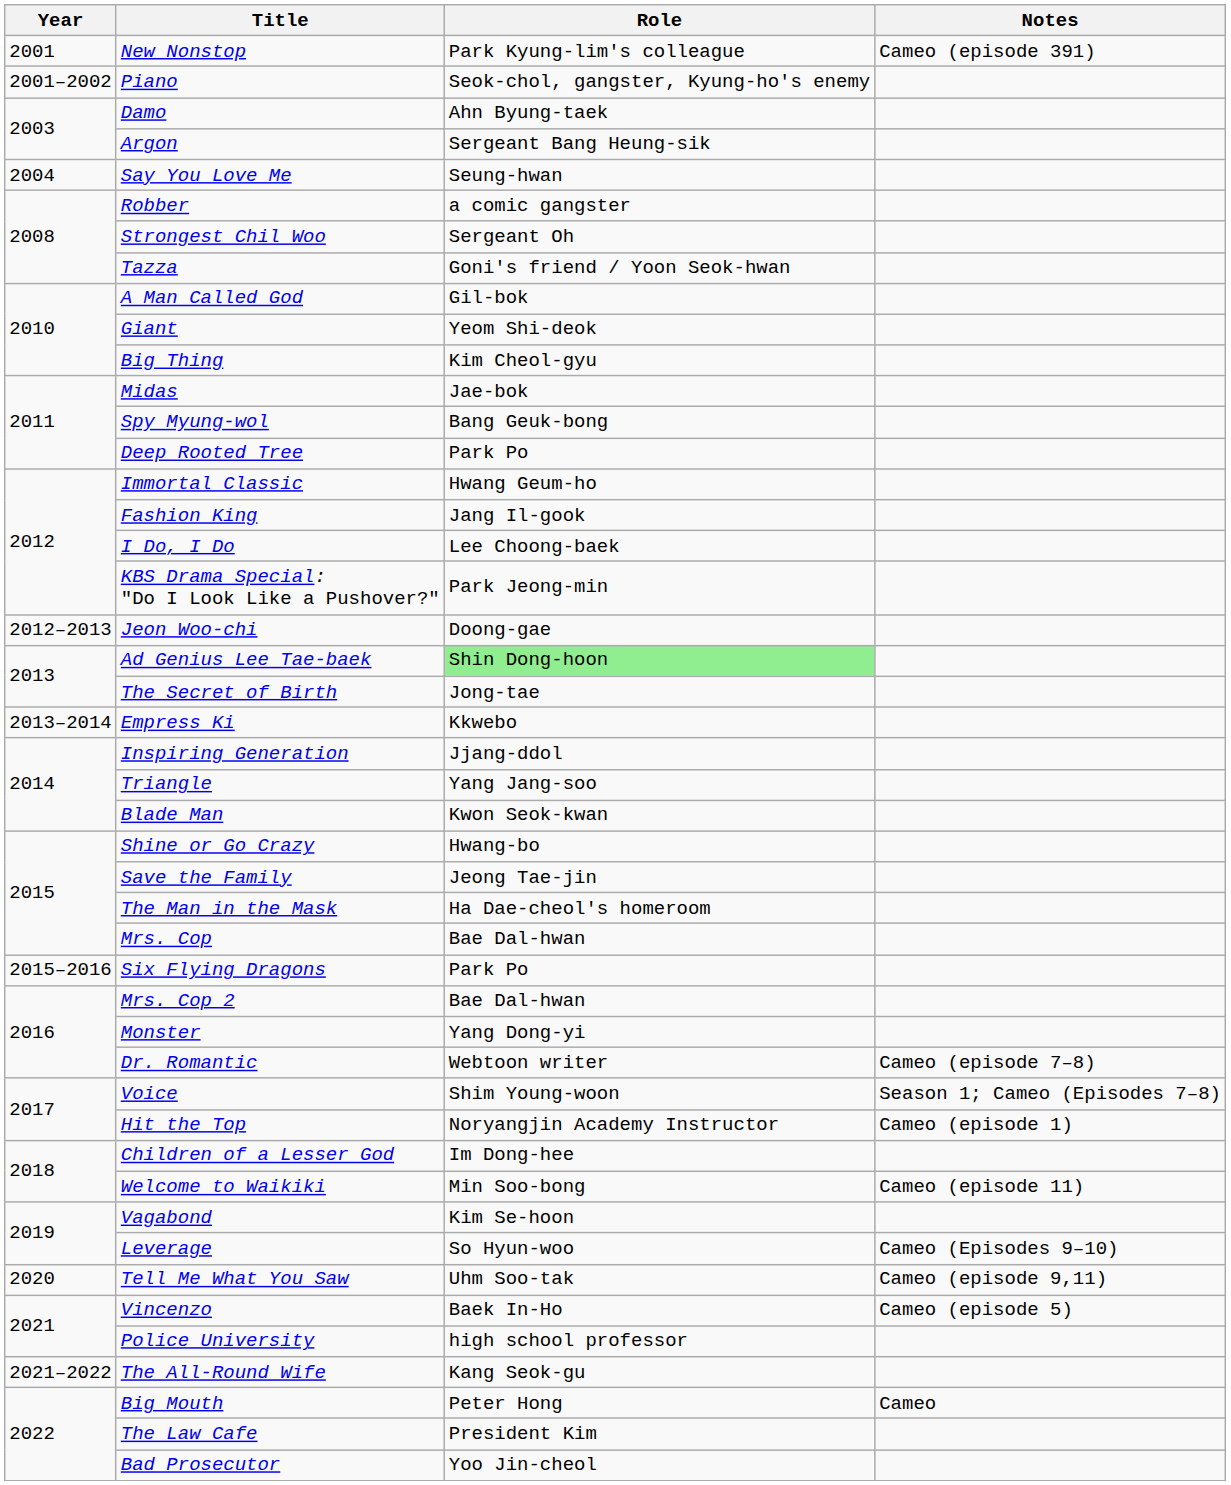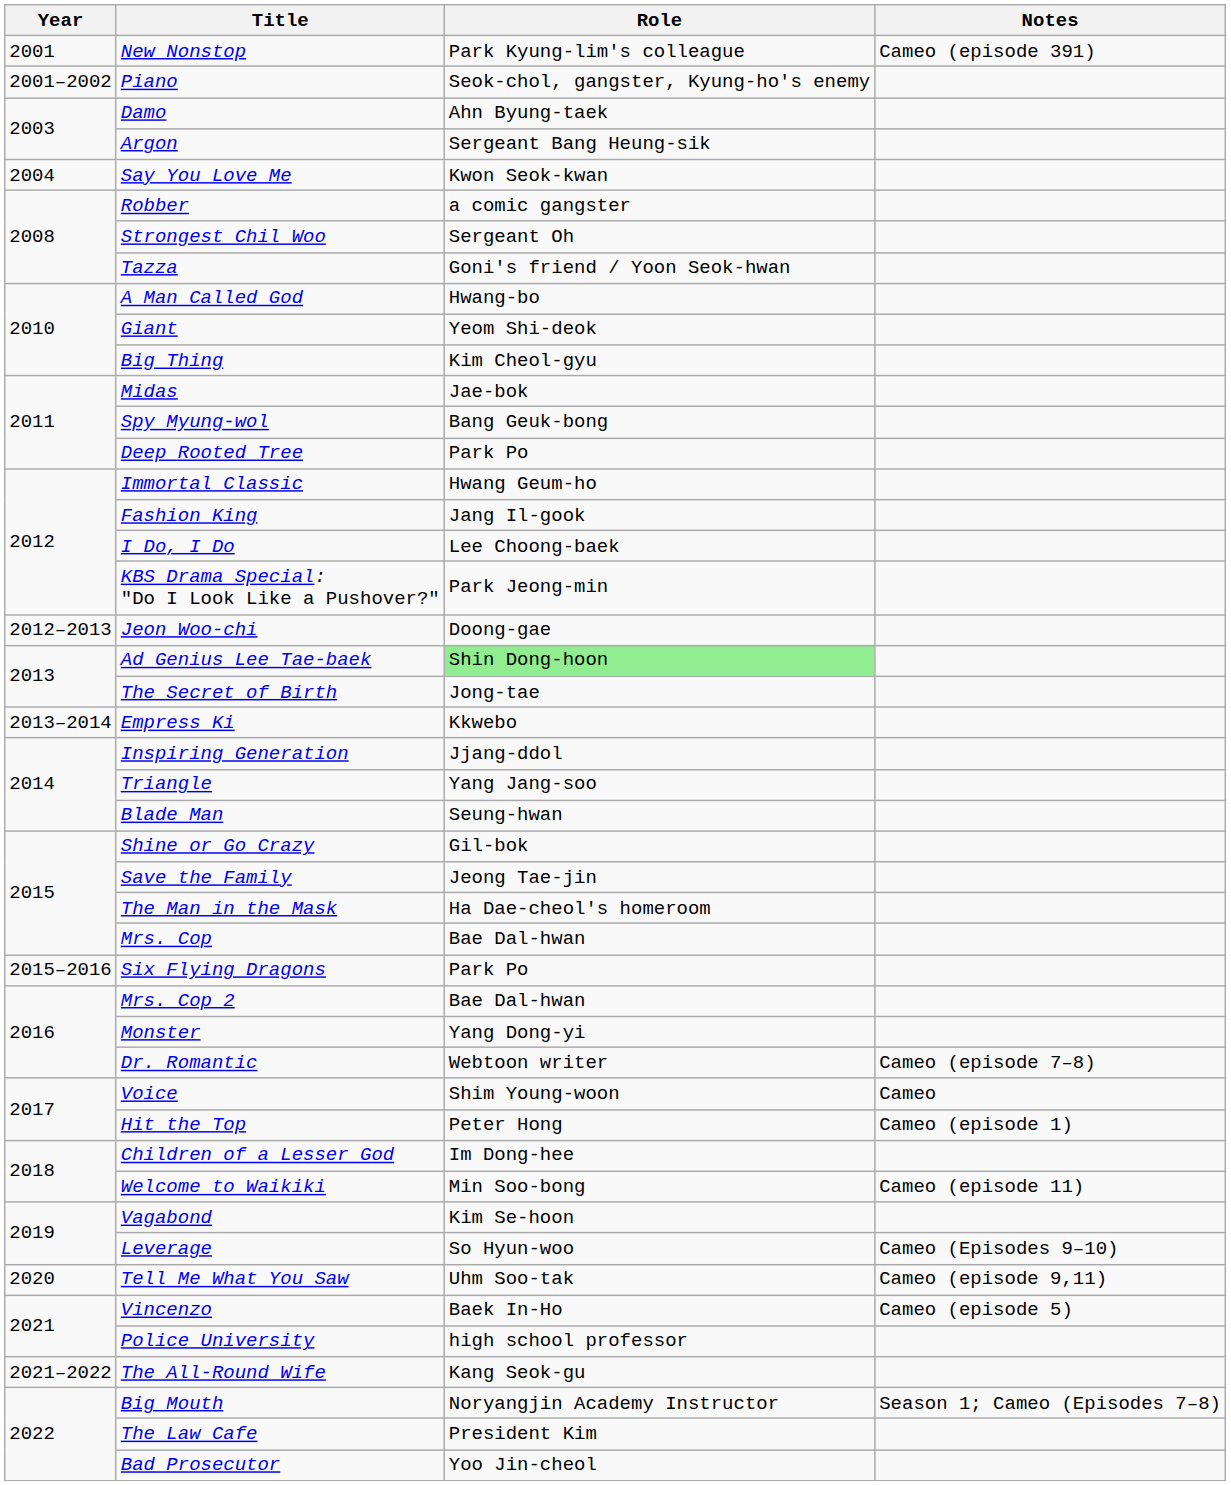(506, 175) Seung-hwan -> (528, 175) Kwon Seok-kwan
(489, 299) Gil-bok -> (494, 299) Hwang-bo
(528, 815) Kwon Seok-kwan -> (506, 815) Seung-hwan
(494, 846) Hwang-bo -> (489, 846) Gil-bok
(1050, 1094) Season 1; Cameo (Episodes 7–8) -> (908, 1094) Cameo
(614, 1125) Noryangjin Academy Instructor -> (506, 1125) Peter Hong
(506, 1403) Peter Hong -> (614, 1403) Noryangjin Academy Instructor
(908, 1403) Cameo -> (1050, 1403) Season 1; Cameo (Episodes 7–8)
